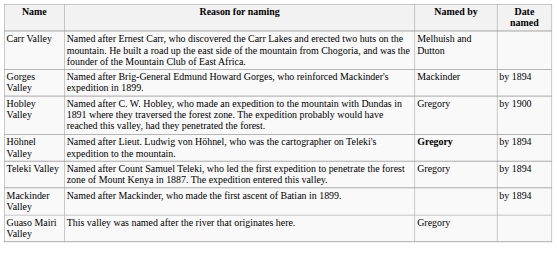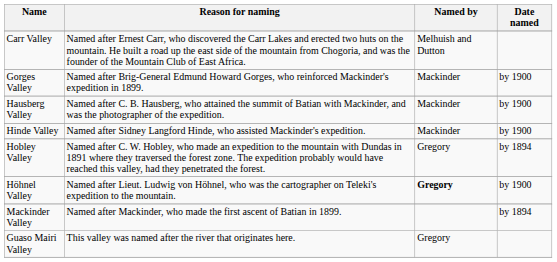(515, 77) by 1894 -> (515, 77) by 1900
+ row: (26, 109)
+ row: (33, 131)
(515, 104) by 1900 -> (515, 146) by 1894
(515, 142) by 1894 -> (515, 184) by 1900
- row: (33, 169)
